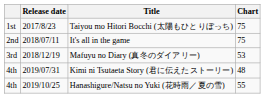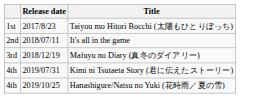- column: (248, 11)
